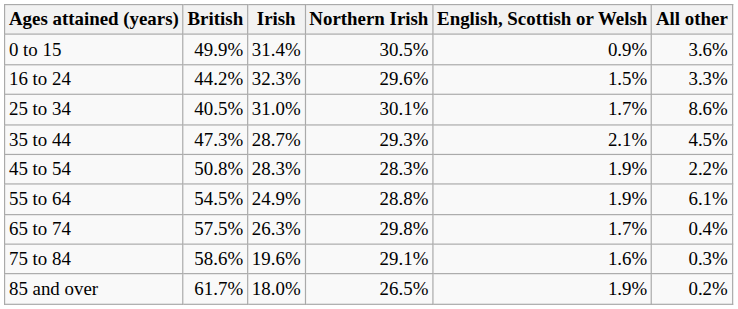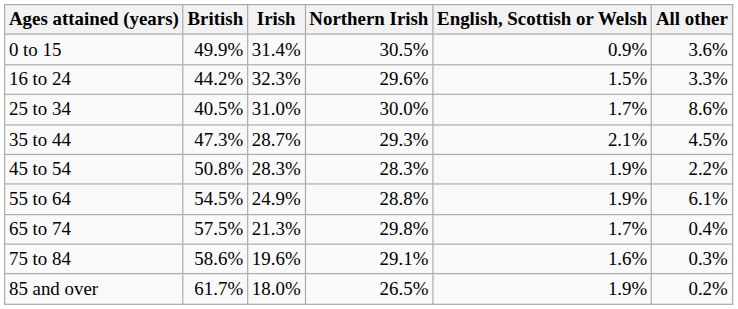(404, 109) 30.1% -> (404, 109) 30.0%
(276, 229) 26.3% -> (276, 229) 21.3%
